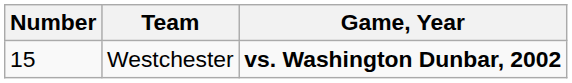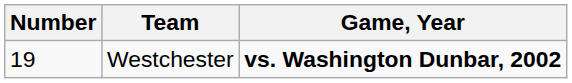(23, 58) 15 -> (23, 58) 19
